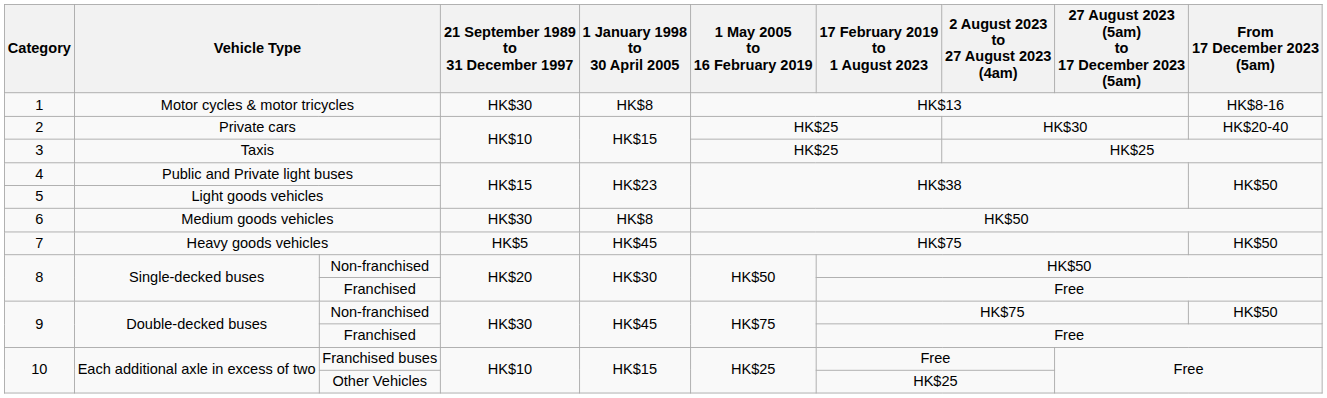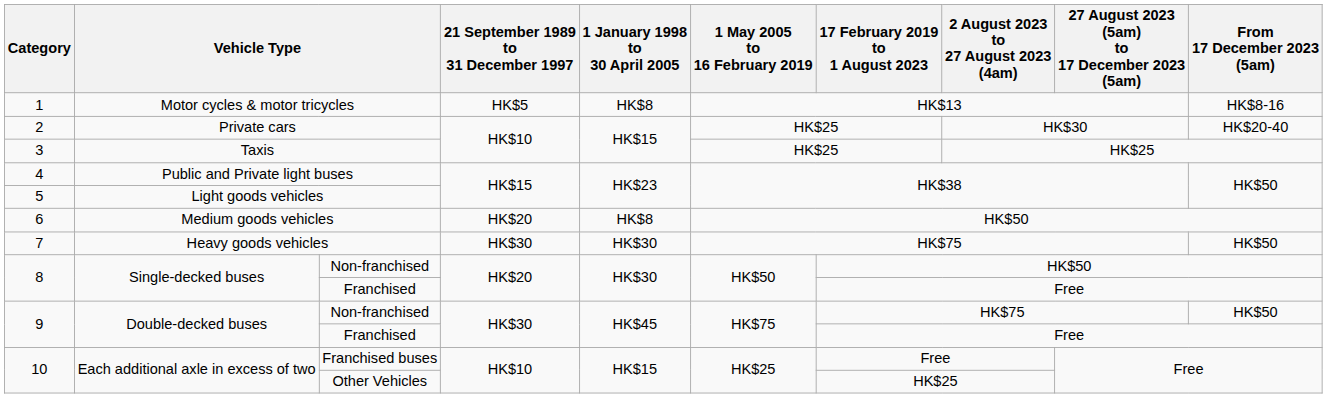(510, 104) HK$30 -> (510, 104) HK$5
(510, 220) HK$30 -> (510, 220) HK$20
(510, 243) HK$5 -> (510, 243) HK$30
(635, 243) HK$45 -> (635, 243) HK$30
